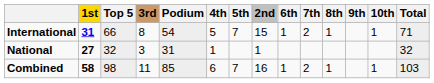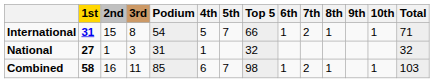columns swapped: (265, 13) <-> (118, 13)
